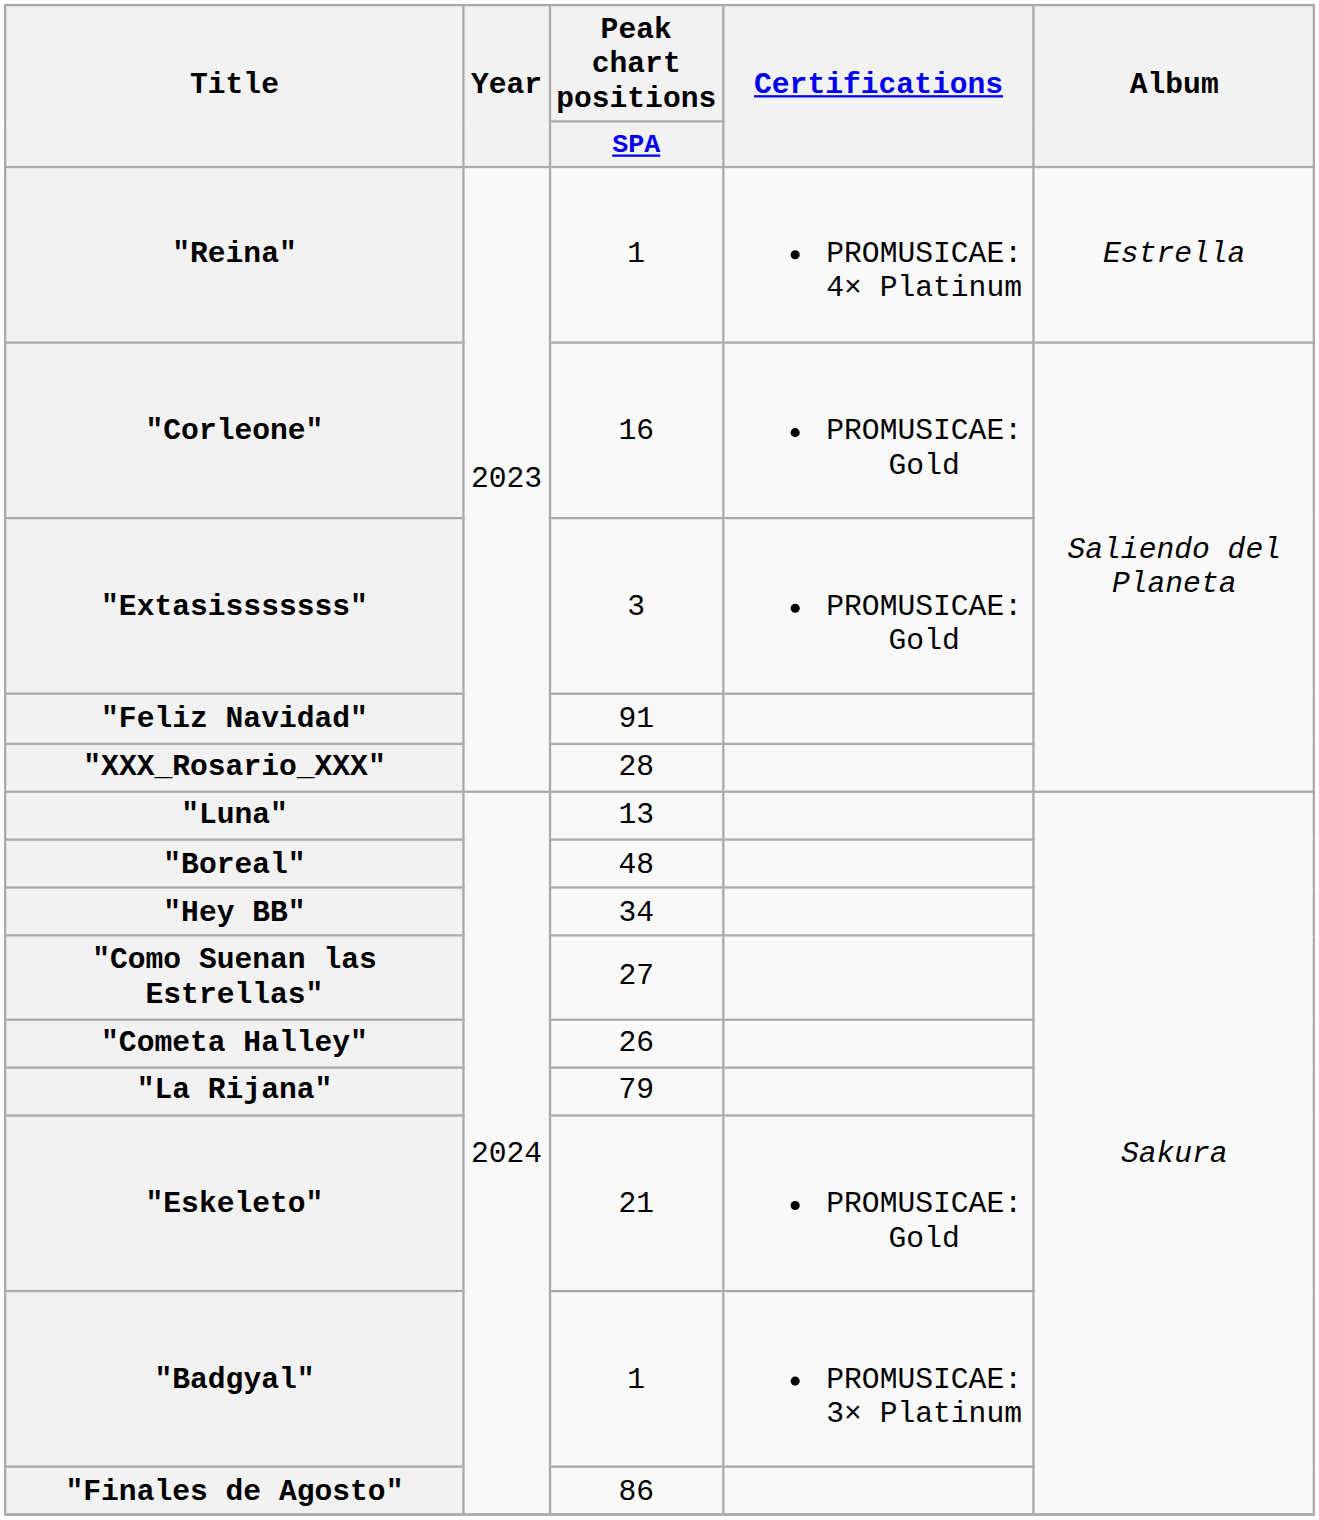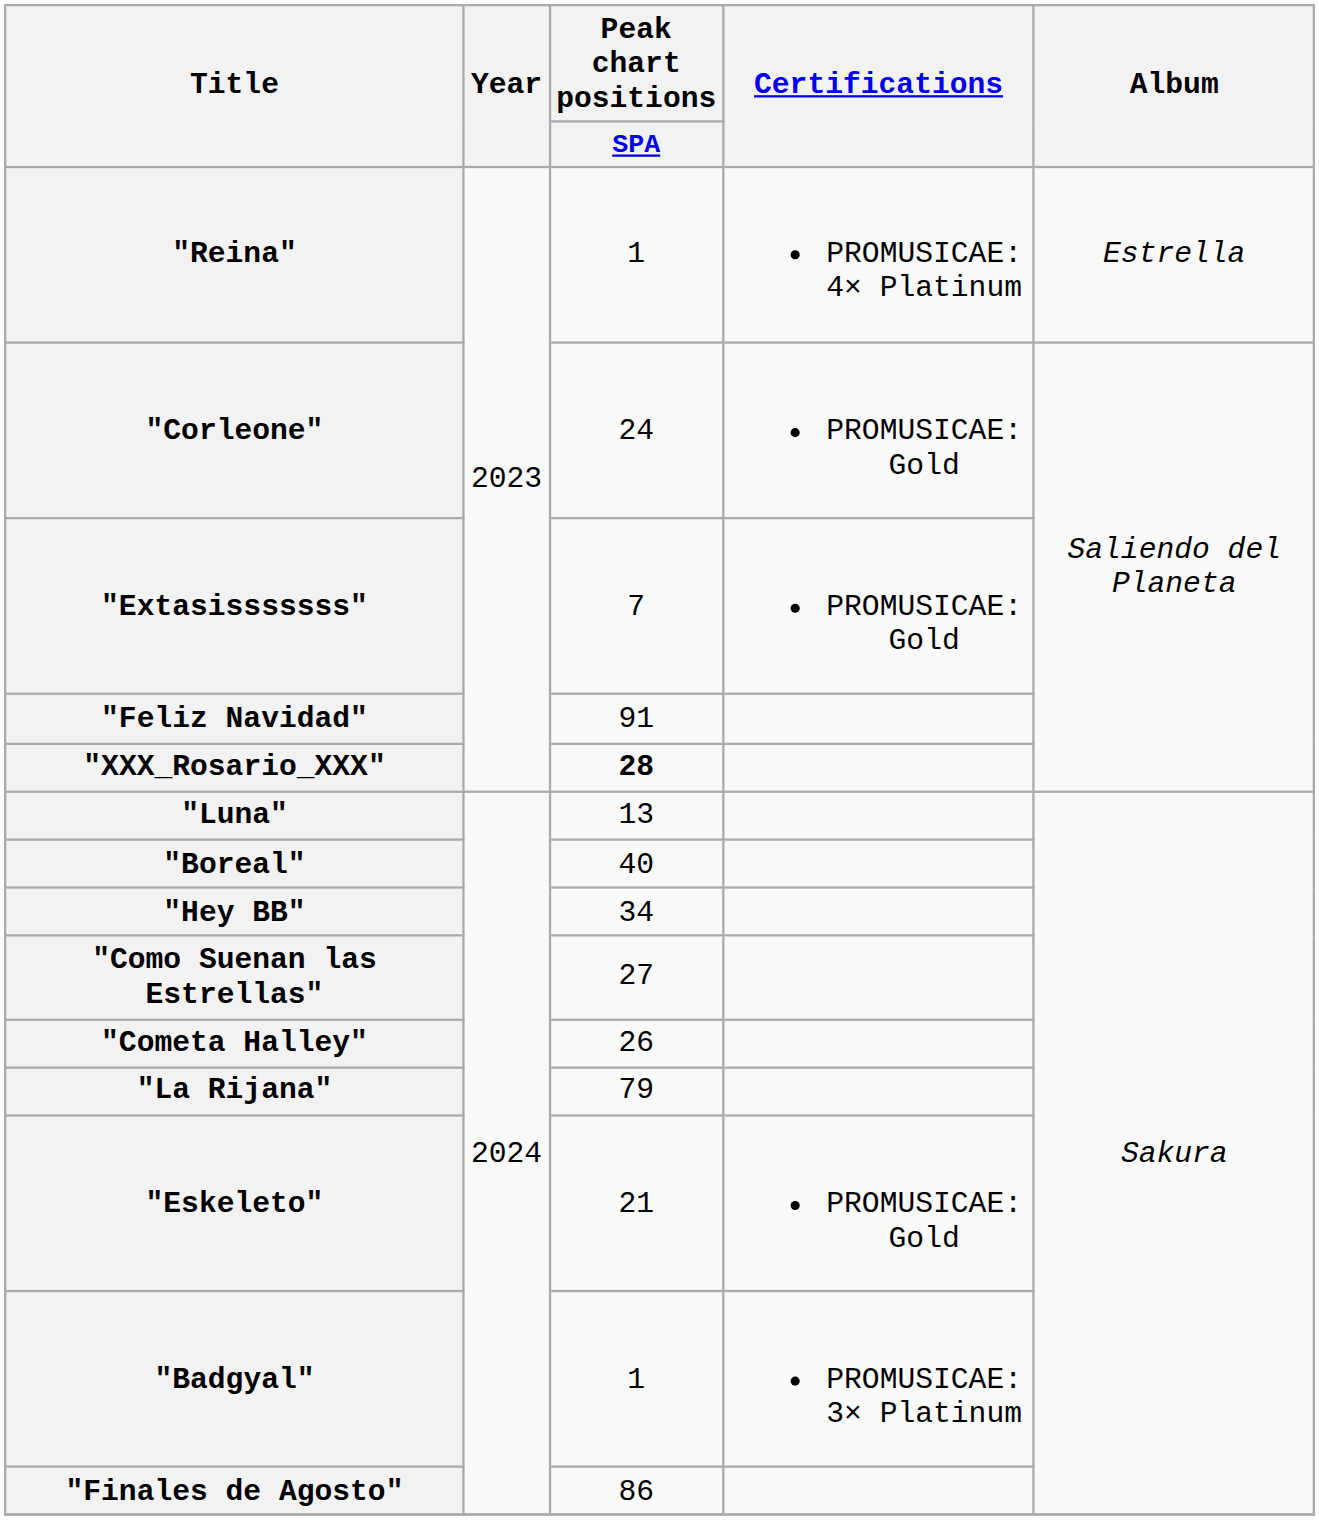(636, 431) 16 -> (636, 431) 24
(636, 607) 3 -> (636, 607) 7
(636, 767) normal -> (636, 767) bold
(636, 864) 48 -> (636, 864) 40
